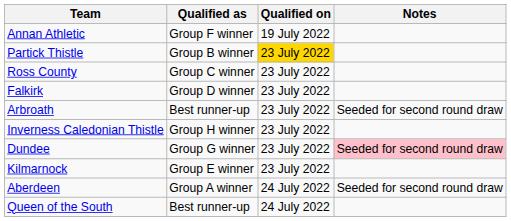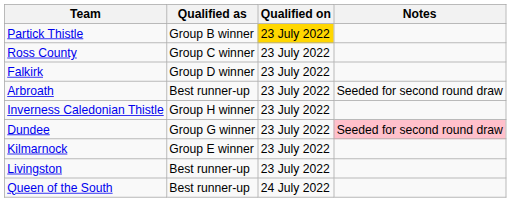- row: (46, 33)
+ row: (35, 168)
- row: (34, 187)
